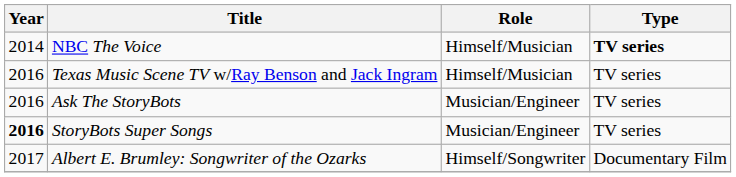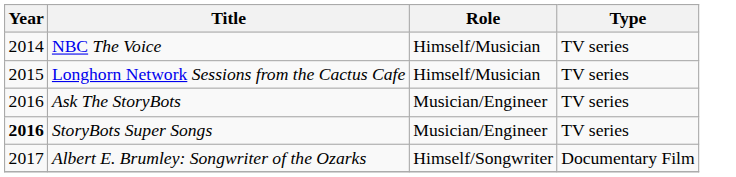(629, 46) bold -> (595, 46) normal
+ row: (229, 74)
- row: (245, 74)
